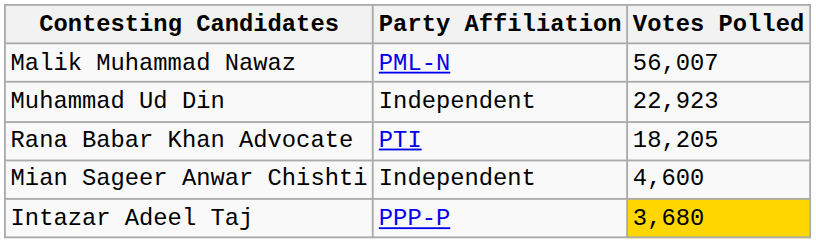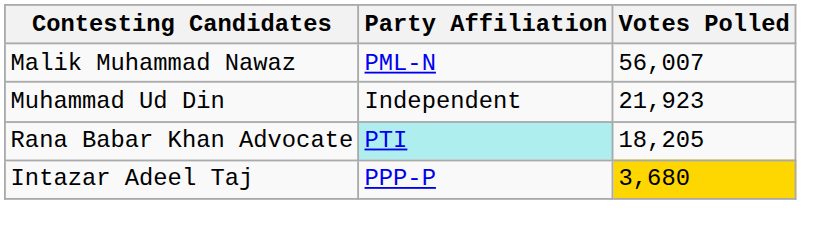(676, 102) 22,923 -> (661, 102) 21,923
(400, 141) no background -> (386, 141) paleturquoise background
- row: (189, 179)
